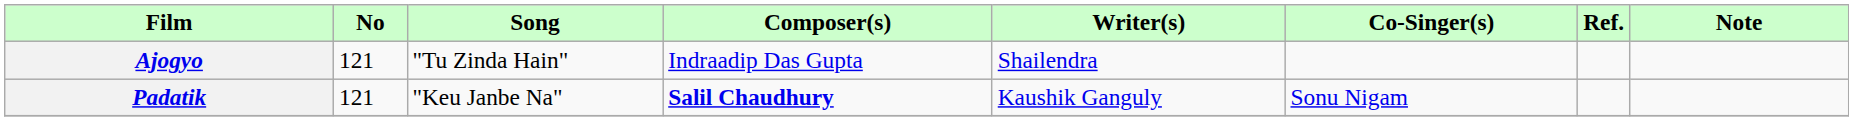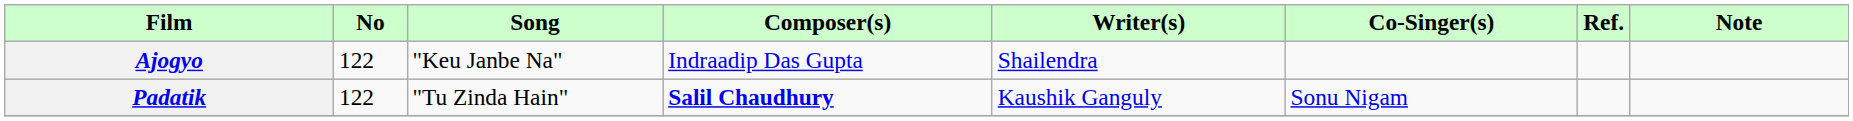(357, 60) 121 -> (357, 60) 122
(490, 60) "Tu Zinda Hain" -> (487, 60) "Keu Janbe Na"
(357, 97) 121 -> (357, 97) 122
(487, 97) "Keu Janbe Na" -> (490, 97) "Tu Zinda Hain"
